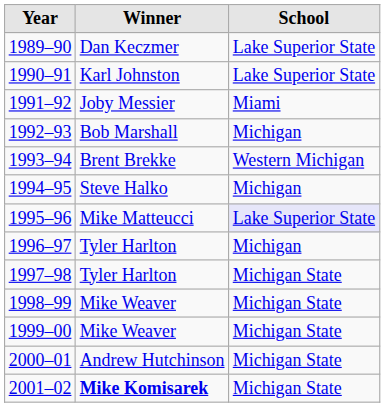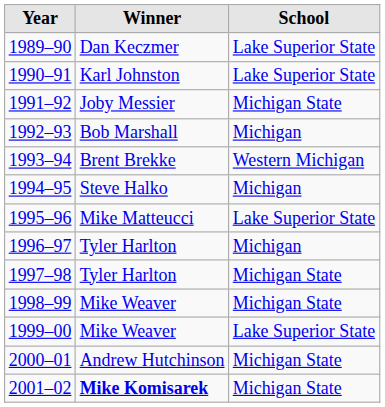(257, 103) Miami -> (287, 103) Michigan State
(304, 217) lavender background -> (304, 217) no background
(287, 331) Michigan State -> (304, 331) Lake Superior State
